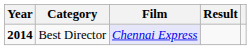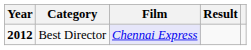(20, 34) 2014 -> (20, 34) 2012
